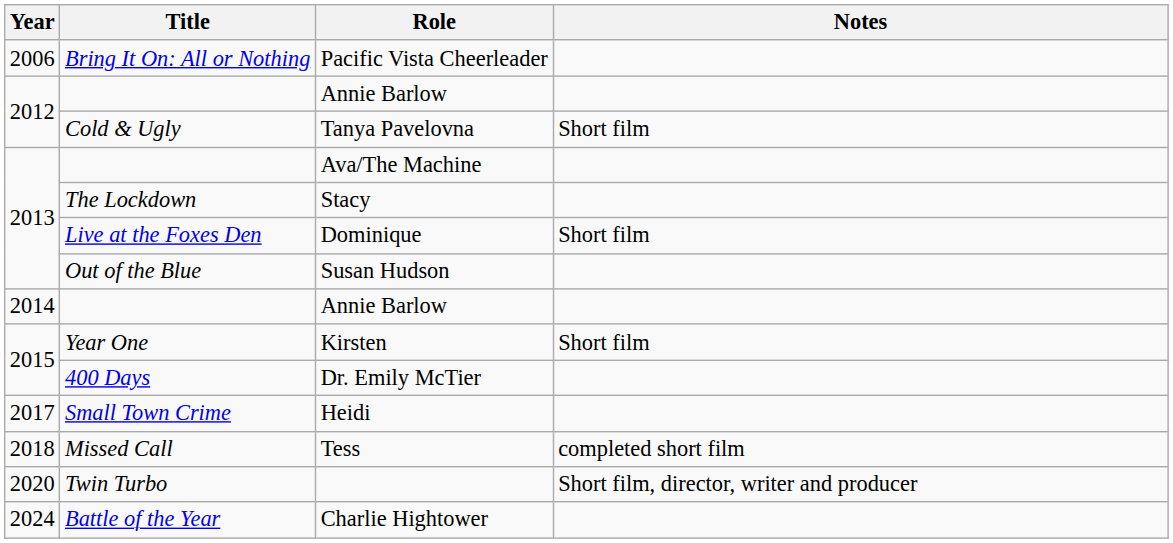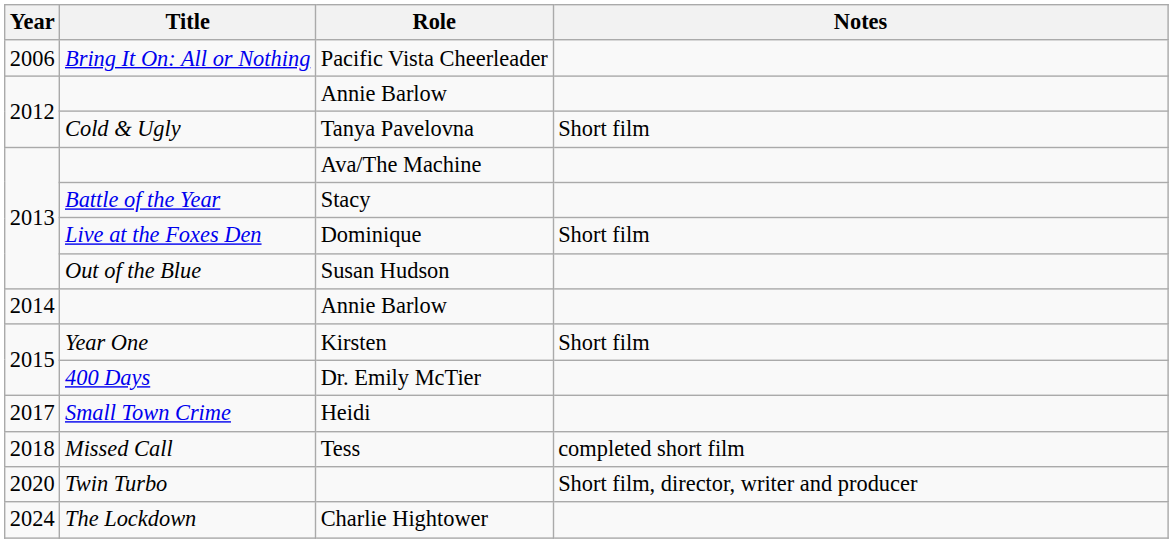(131, 199) The Lockdown -> (143, 199) Battle of the Year
(143, 519) Battle of the Year -> (131, 519) The Lockdown
